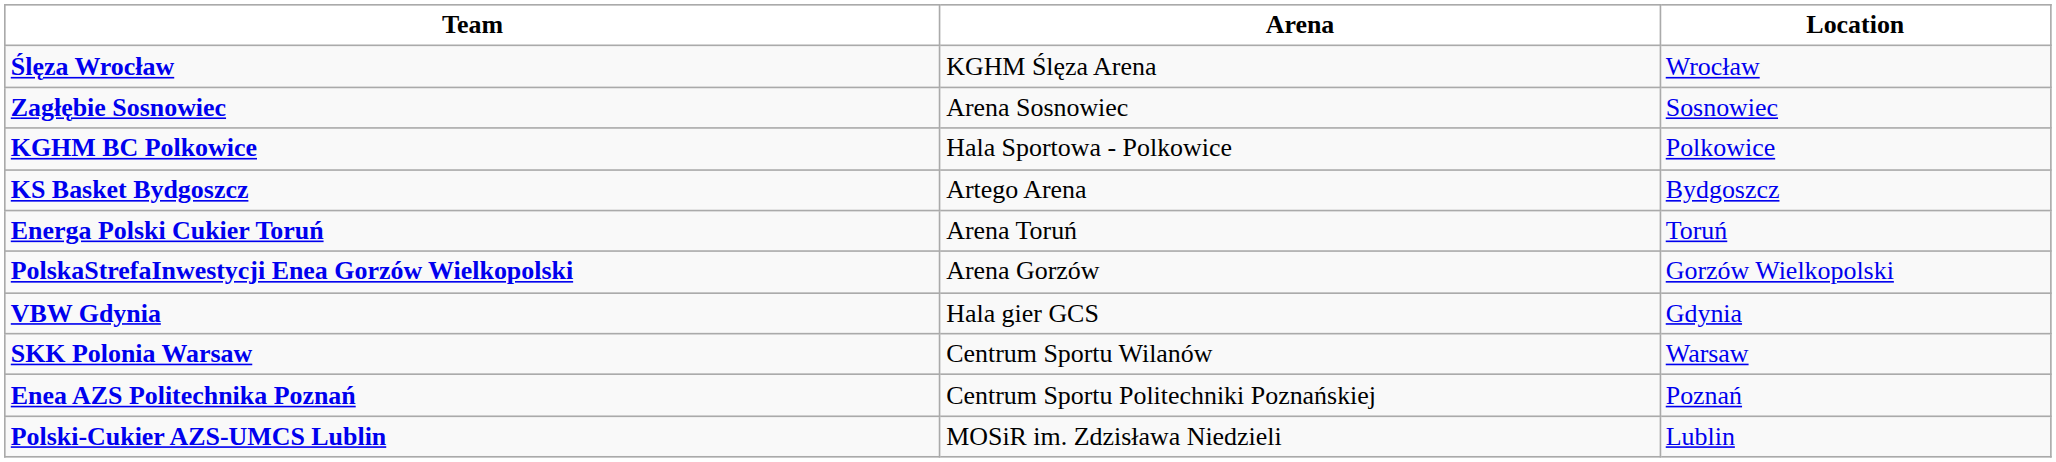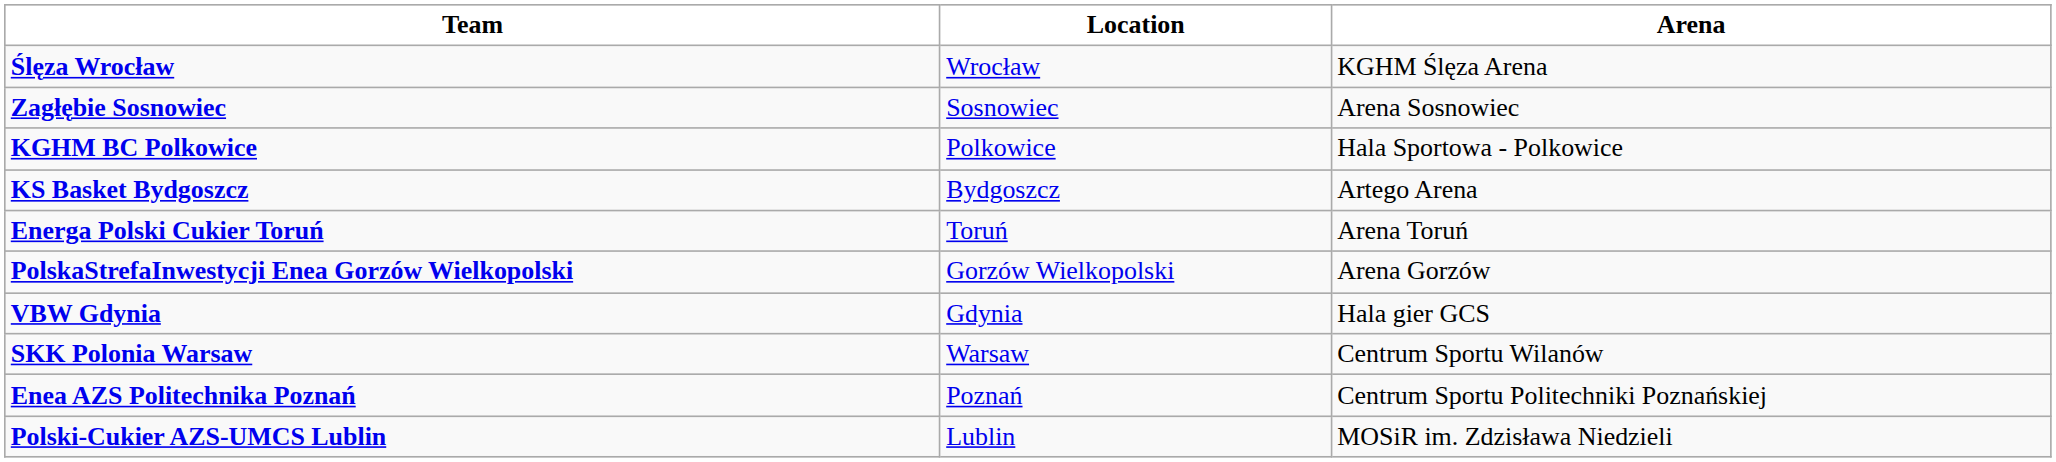columns swapped: (1855, 25) <-> (1300, 25)
